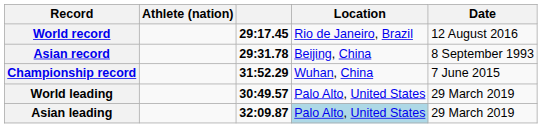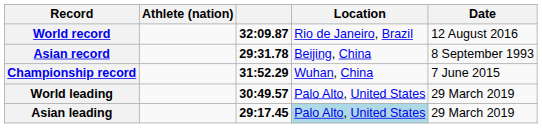(264, 34) 29:17.45 -> (264, 34) 32:09.87
(264, 113) 32:09.87 -> (264, 113) 29:17.45
